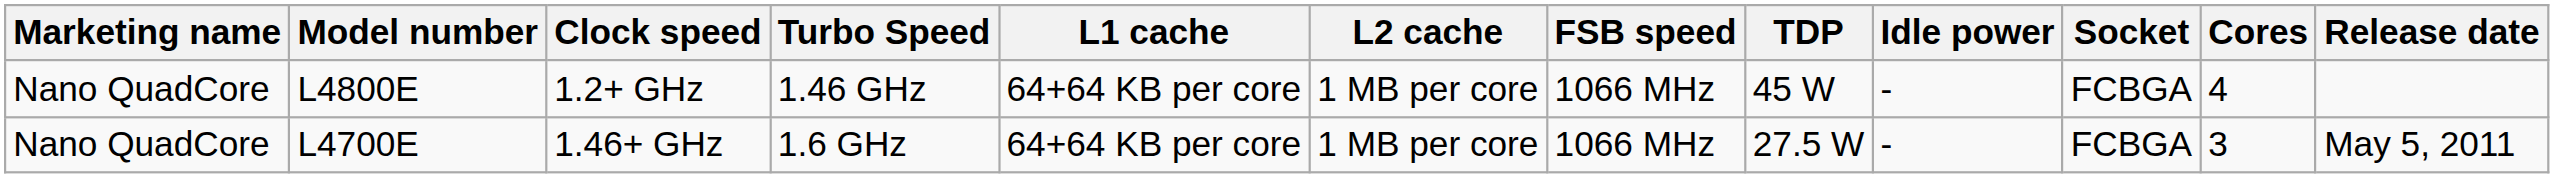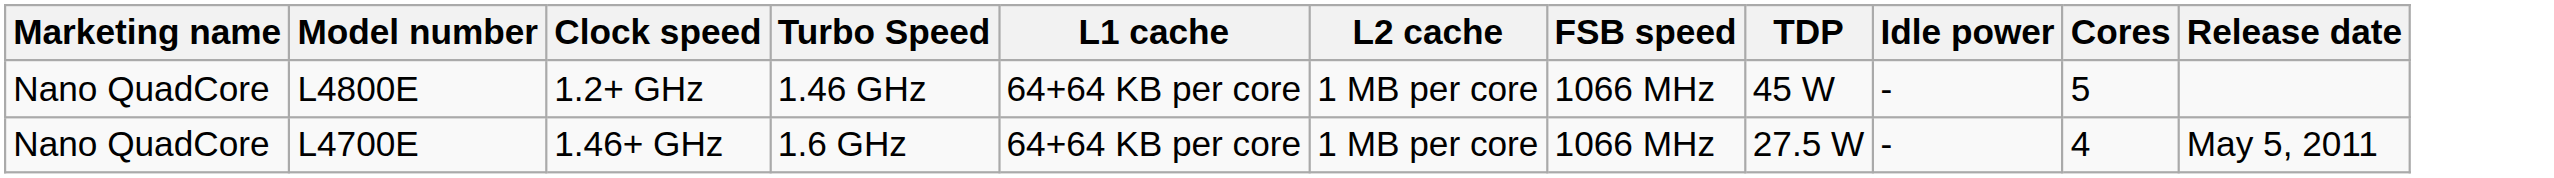- column: (2131, 32)
(2218, 88) 4 -> (2081, 88) 5
(2218, 144) 3 -> (2081, 144) 4
